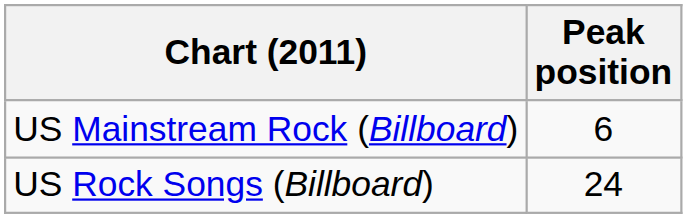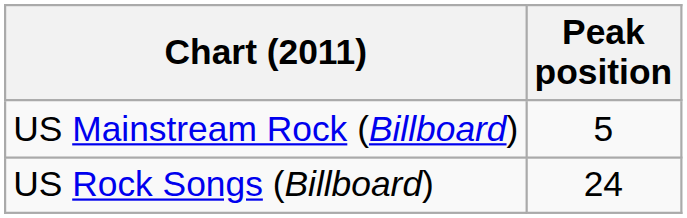(603, 128) 6 -> (603, 128) 5
